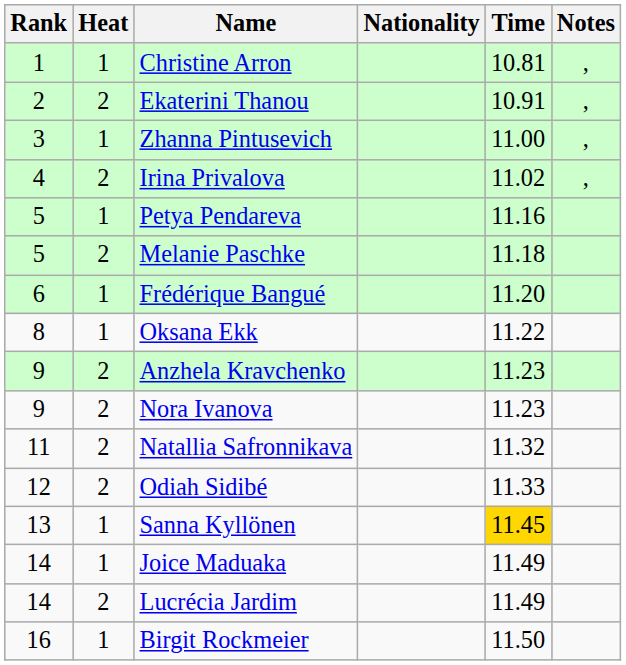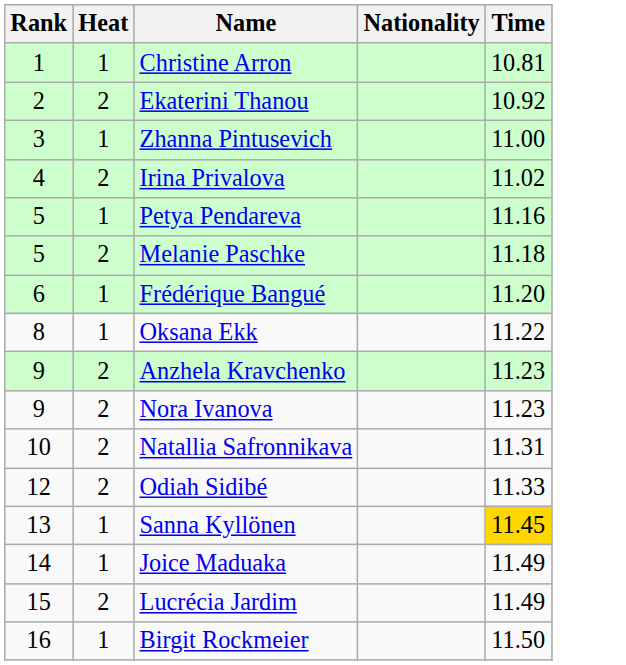- column: (586, 23)
(518, 100) 10.91 -> (518, 100) 10.92
(39, 448) 11 -> (39, 448) 10
(518, 448) 11.32 -> (518, 448) 11.31
(39, 602) 14 -> (39, 602) 15
